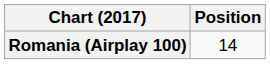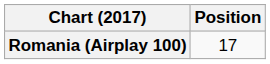(228, 44) 14 -> (228, 44) 17
